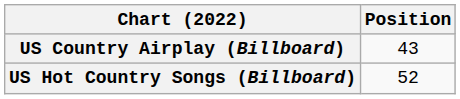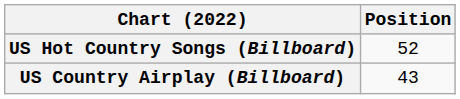rows swapped: (183, 49) <-> (183, 78)
